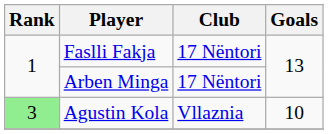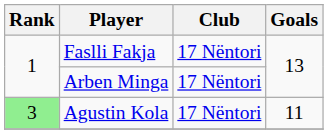(210, 112) Vllaznia -> (219, 112) 17 Nëntori
(294, 112) 10 -> (294, 112) 11
